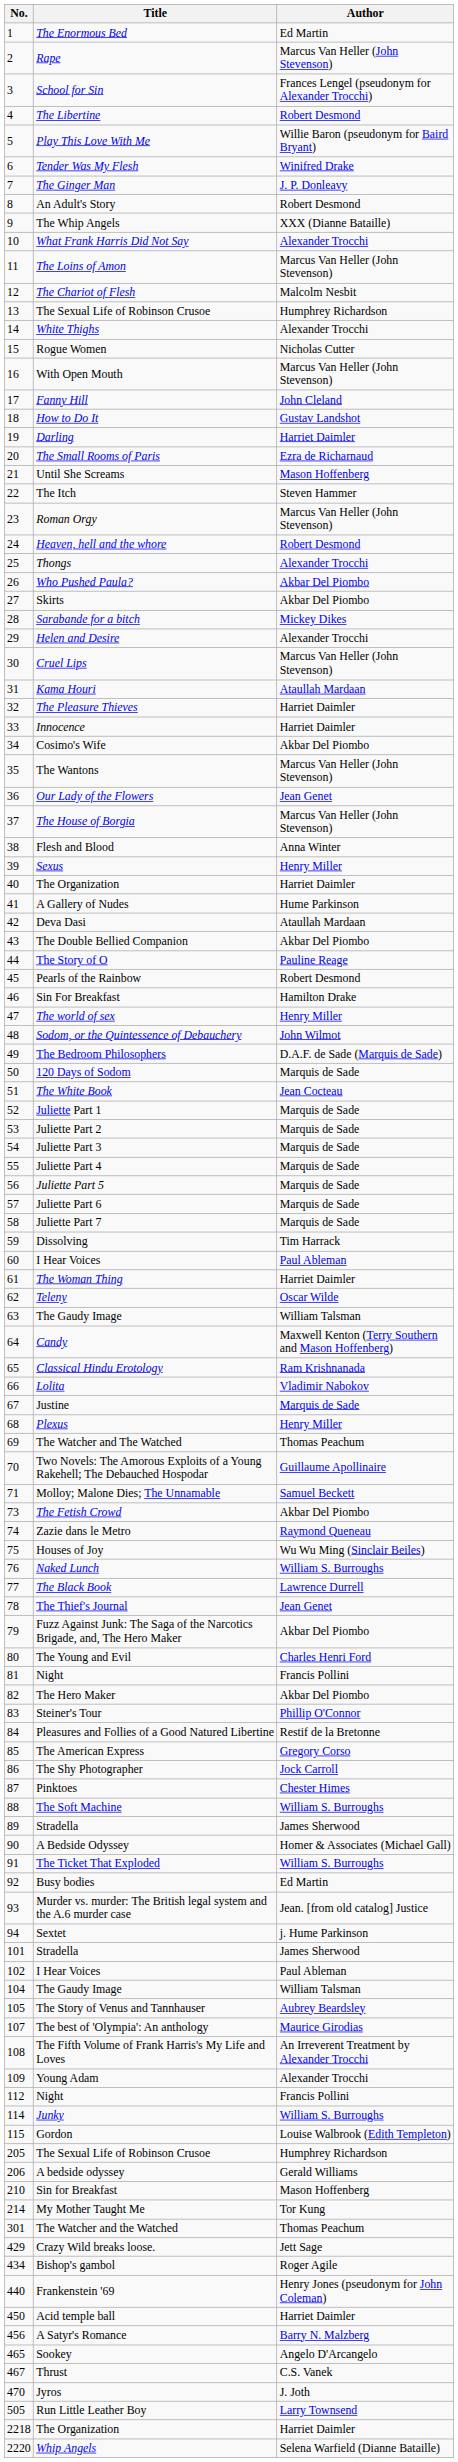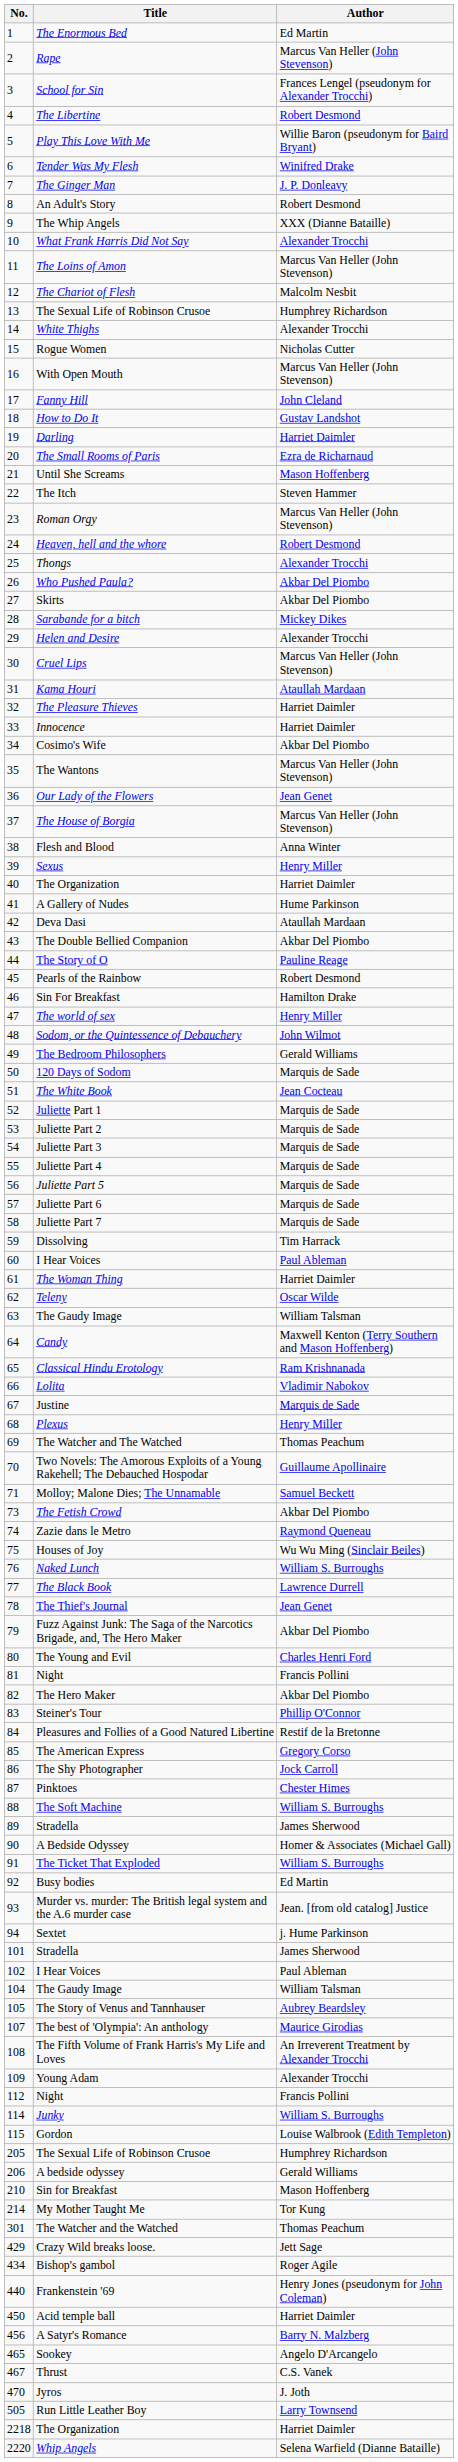(361, 1053) D.A.F. de Sade (Marquis de Sade) -> (319, 1053) Gerald Williams
